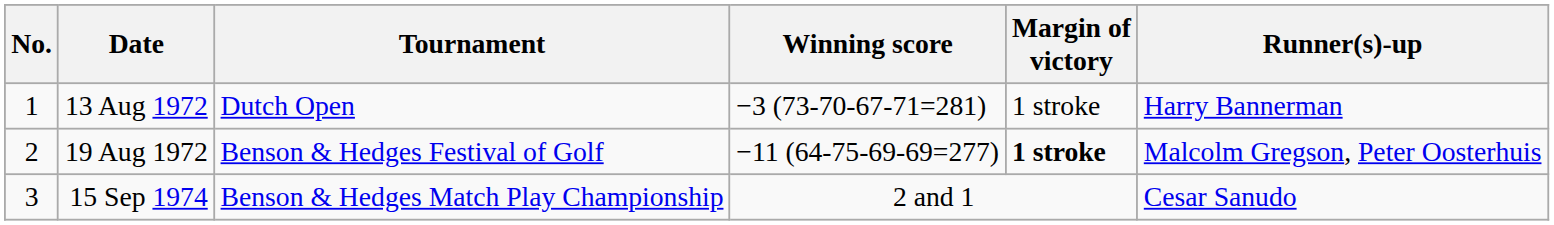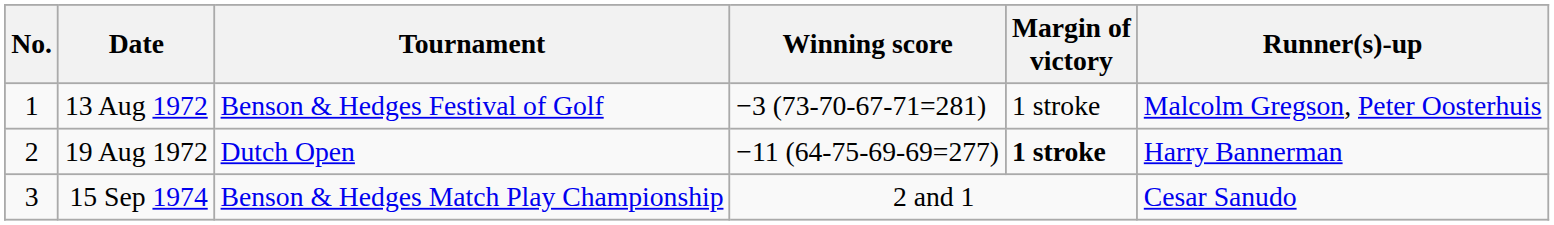(288, 105) Dutch Open -> (412, 105) Benson & Hedges Festival of Golf
(1243, 105) Harry Bannerman -> (1343, 105) Malcolm Gregson, Peter Oosterhuis
(412, 151) Benson & Hedges Festival of Golf -> (288, 151) Dutch Open
(1343, 151) Malcolm Gregson, Peter Oosterhuis -> (1243, 151) Harry Bannerman
